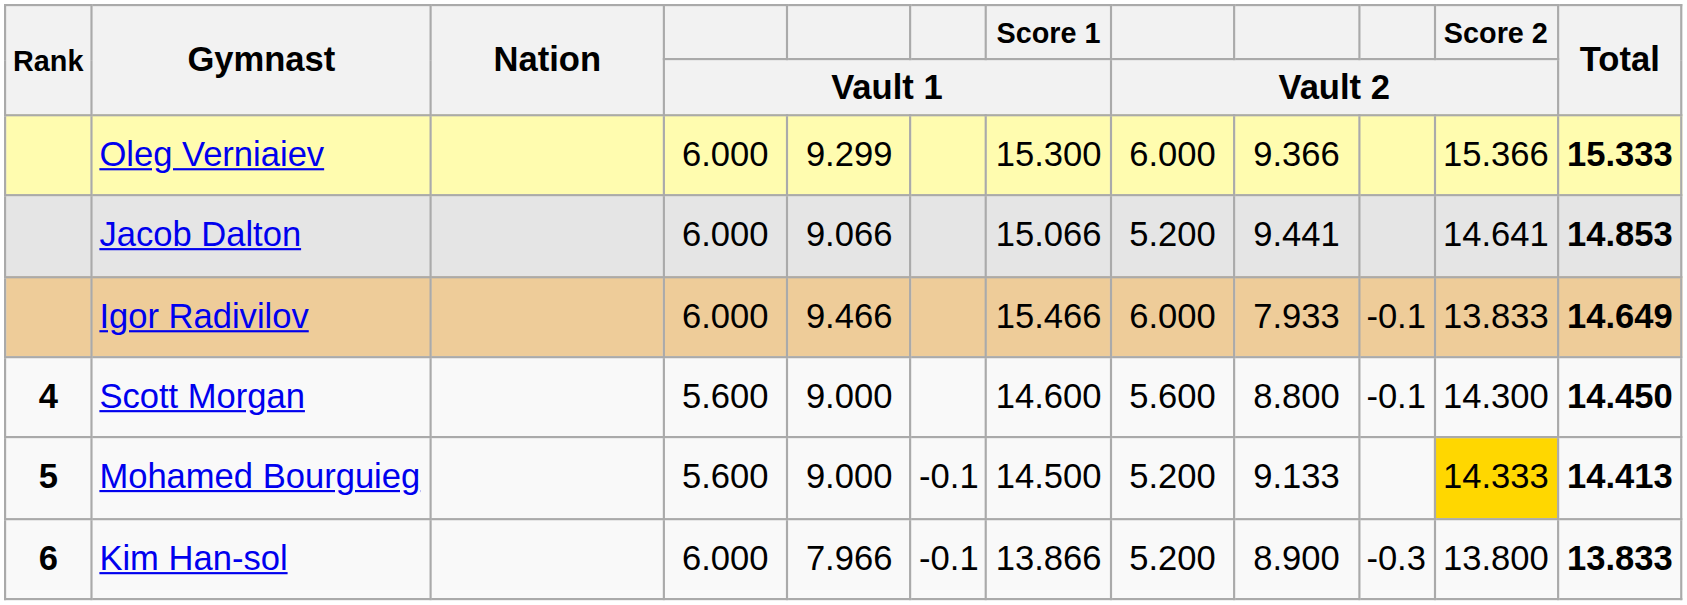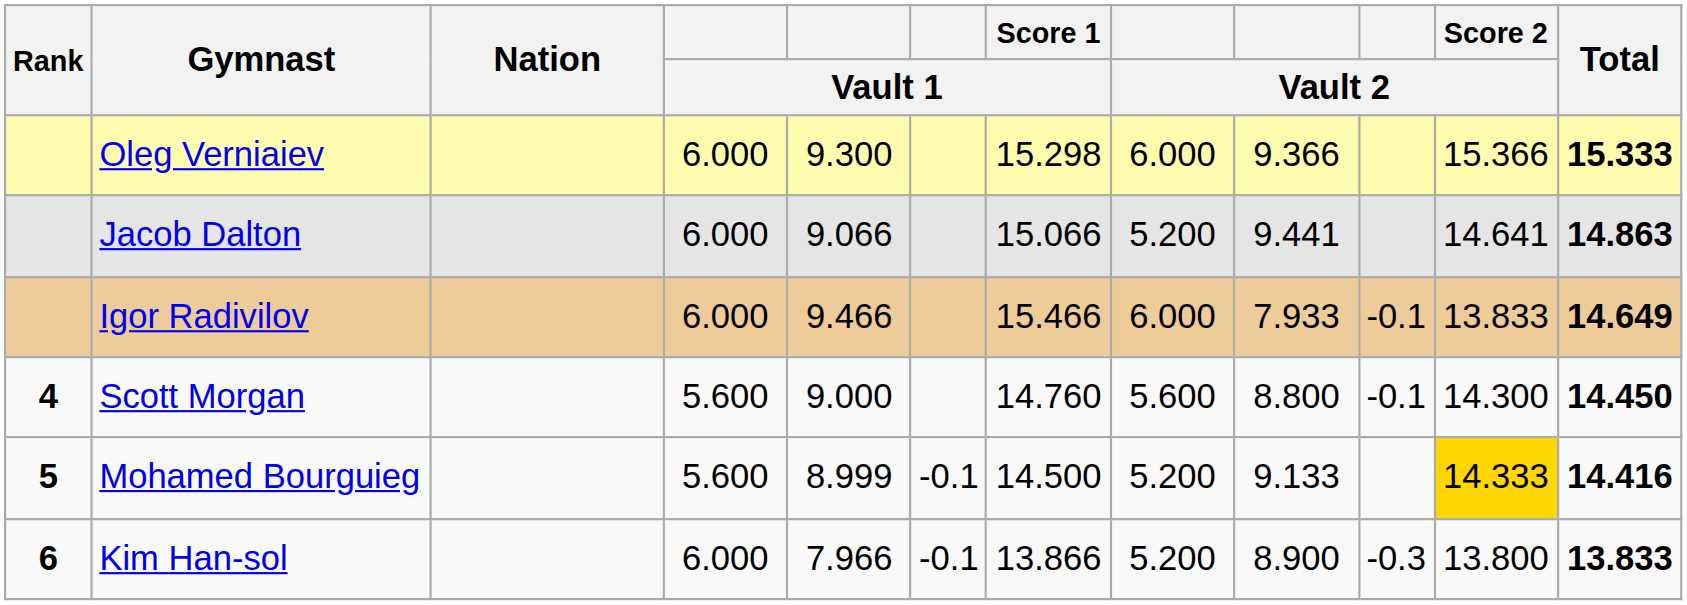(849, 154) 9.299 -> (849, 154) 9.300
(1049, 154) 15.300 -> (1049, 154) 15.298
(1620, 235) 14.853 -> (1620, 235) 14.863
(1049, 396) 14.600 -> (1049, 396) 14.760
(849, 477) 9.000 -> (849, 477) 8.999
(1620, 477) 14.413 -> (1620, 477) 14.416
